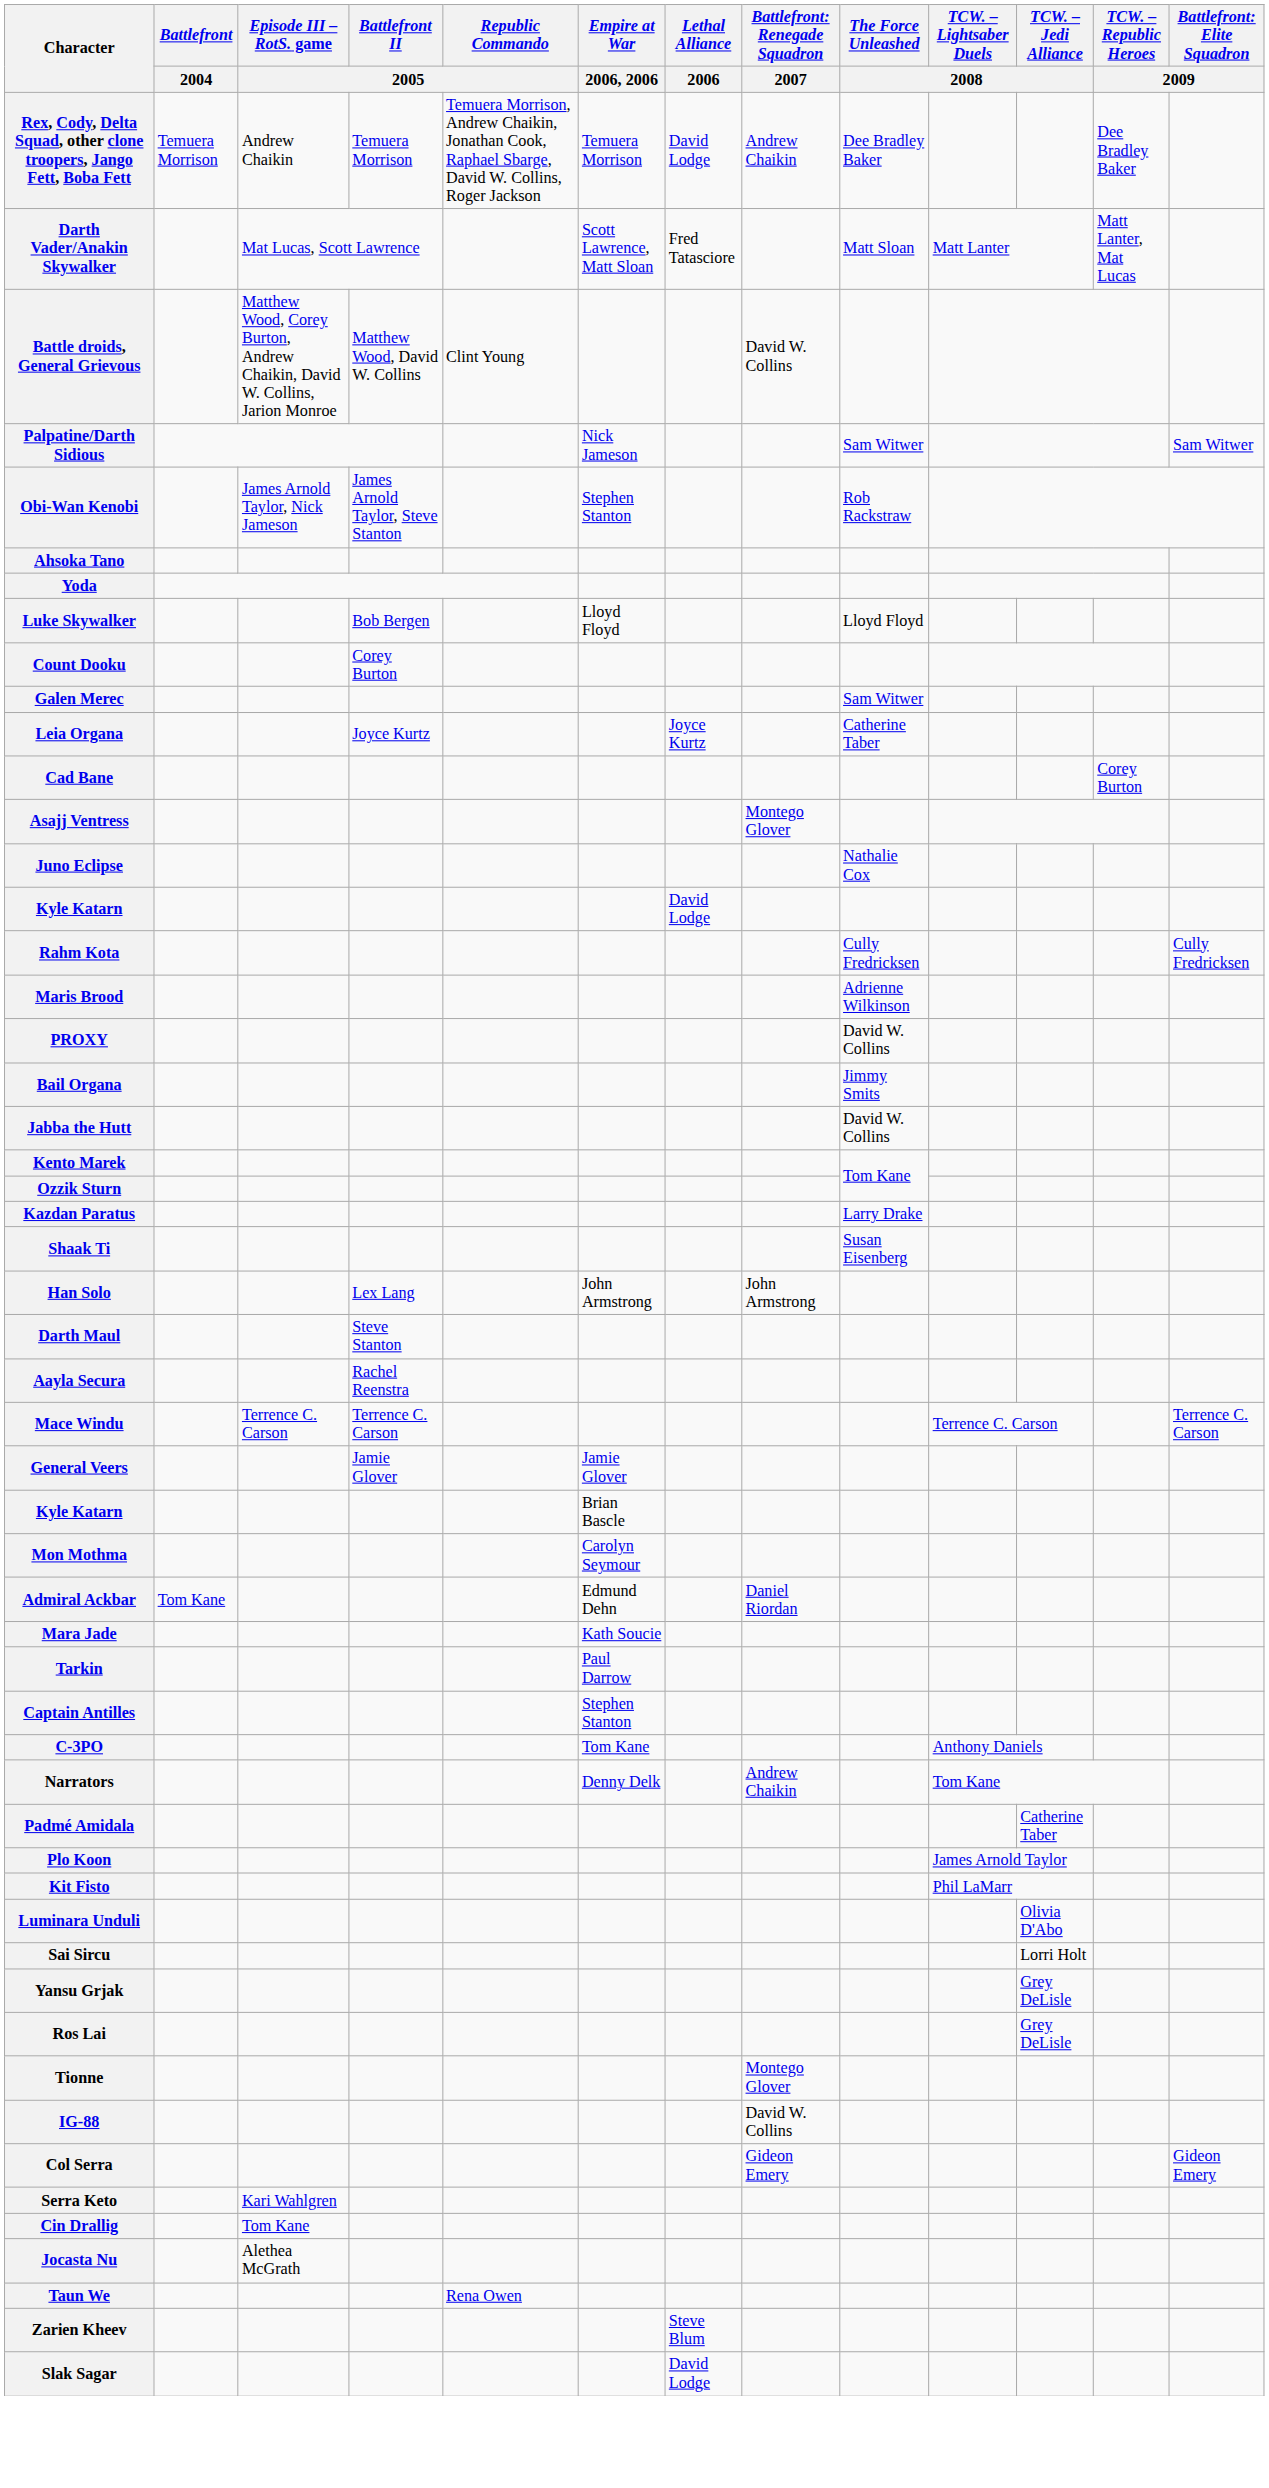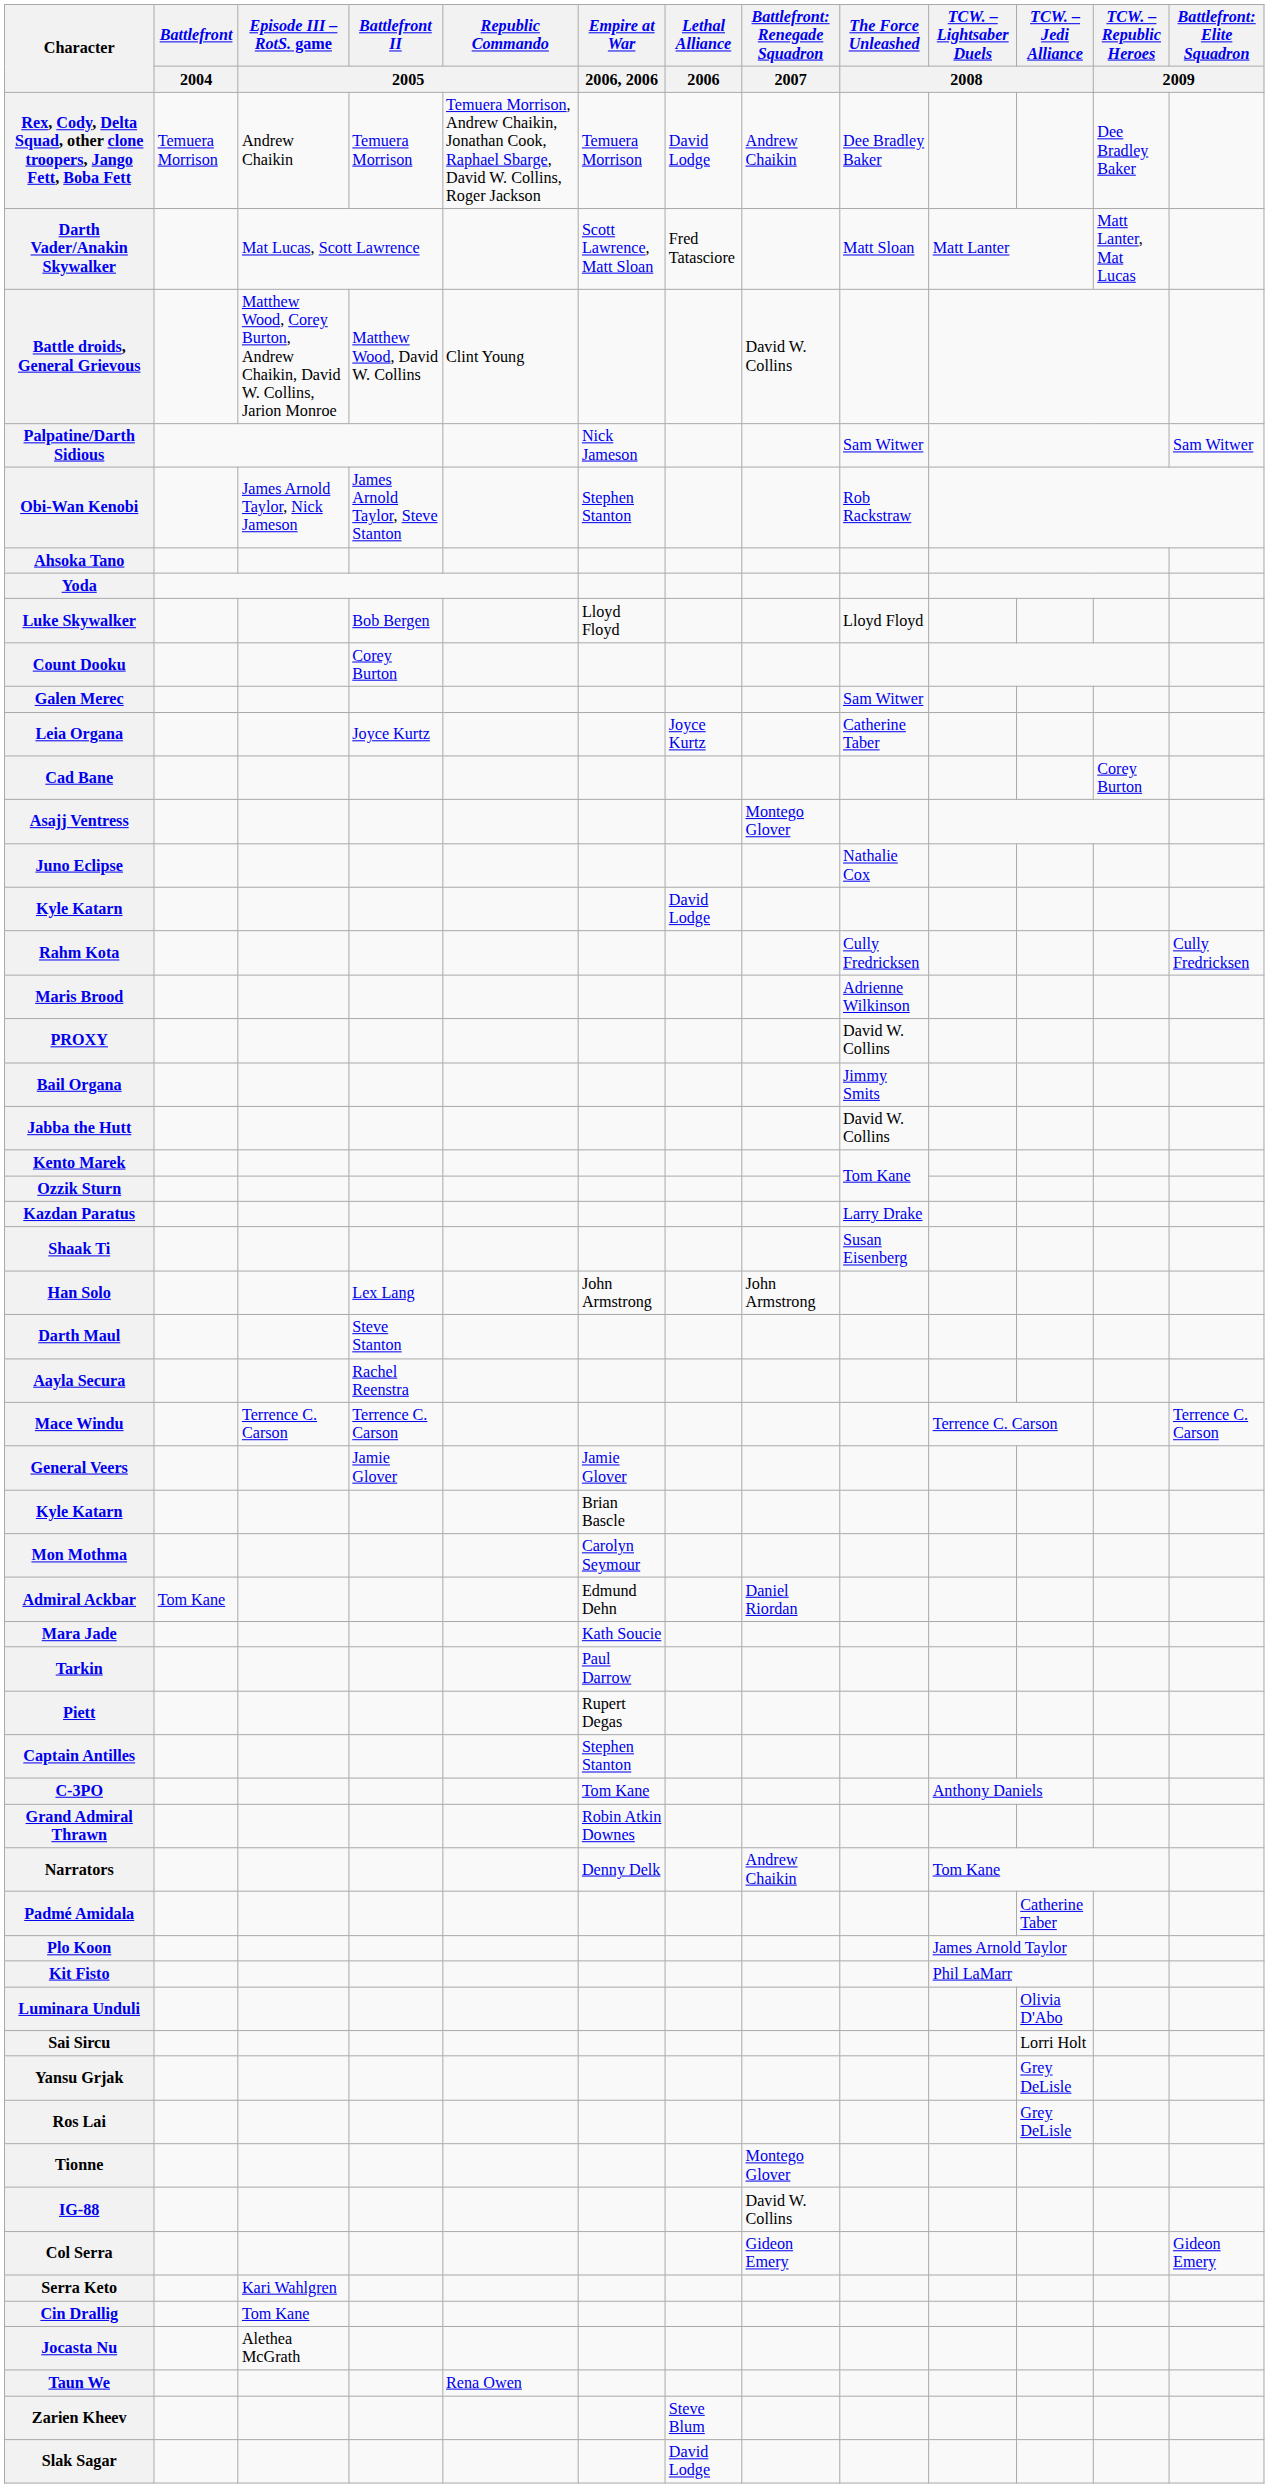+ row: (79, 1712)
+ row: (79, 1825)
